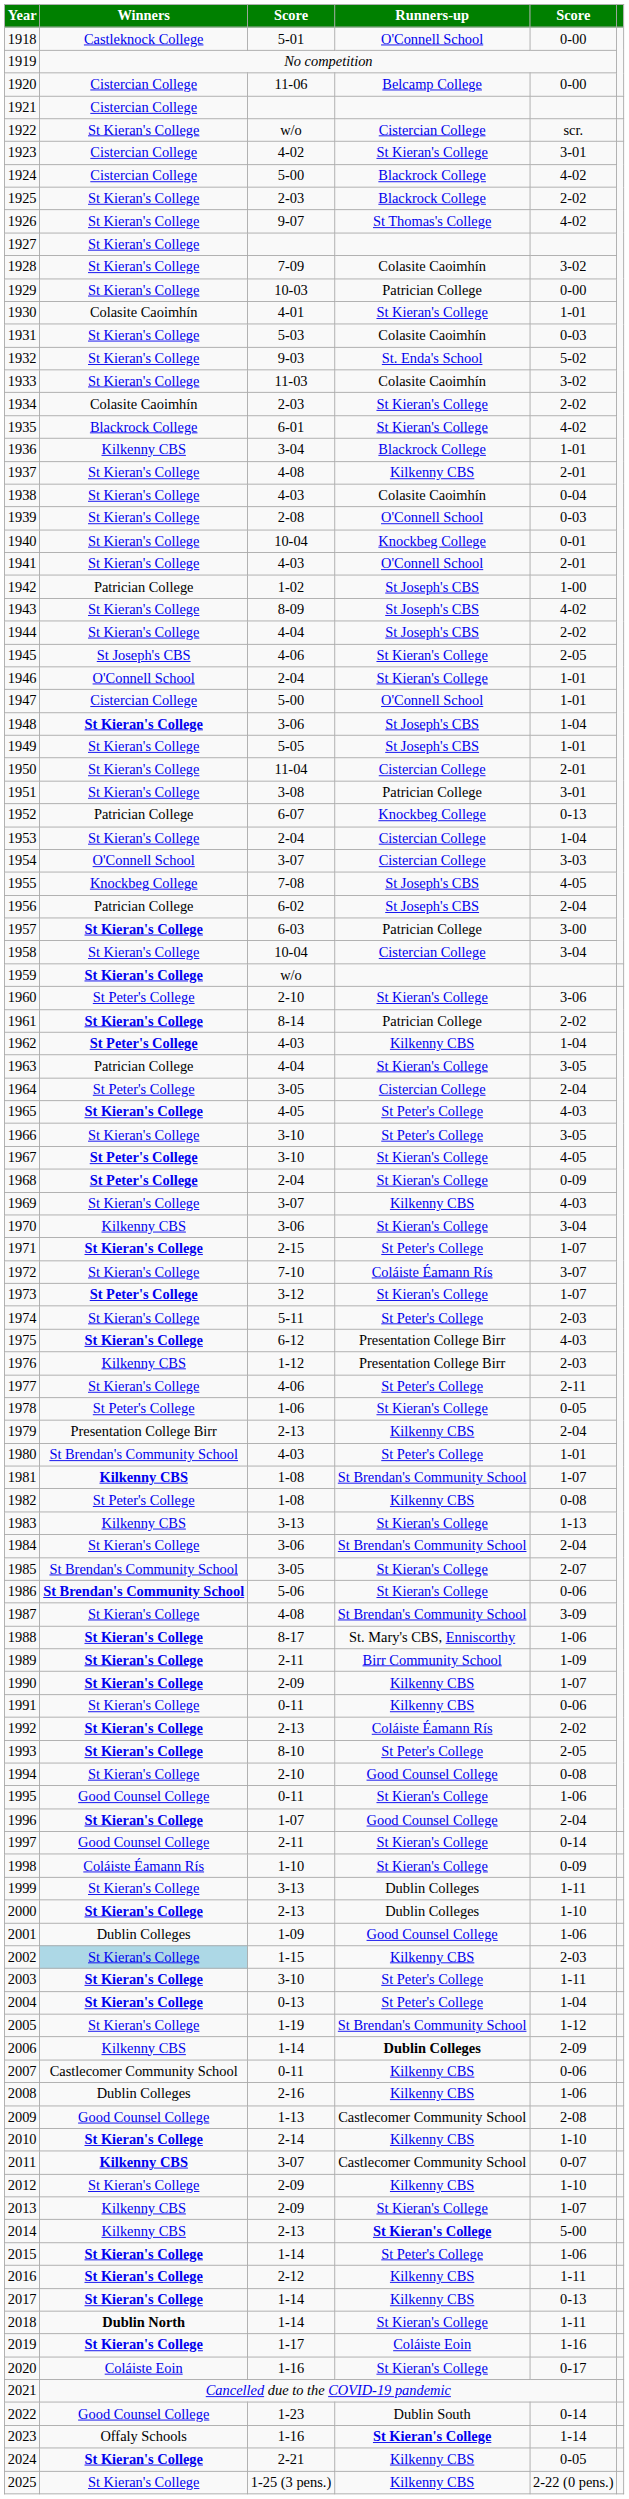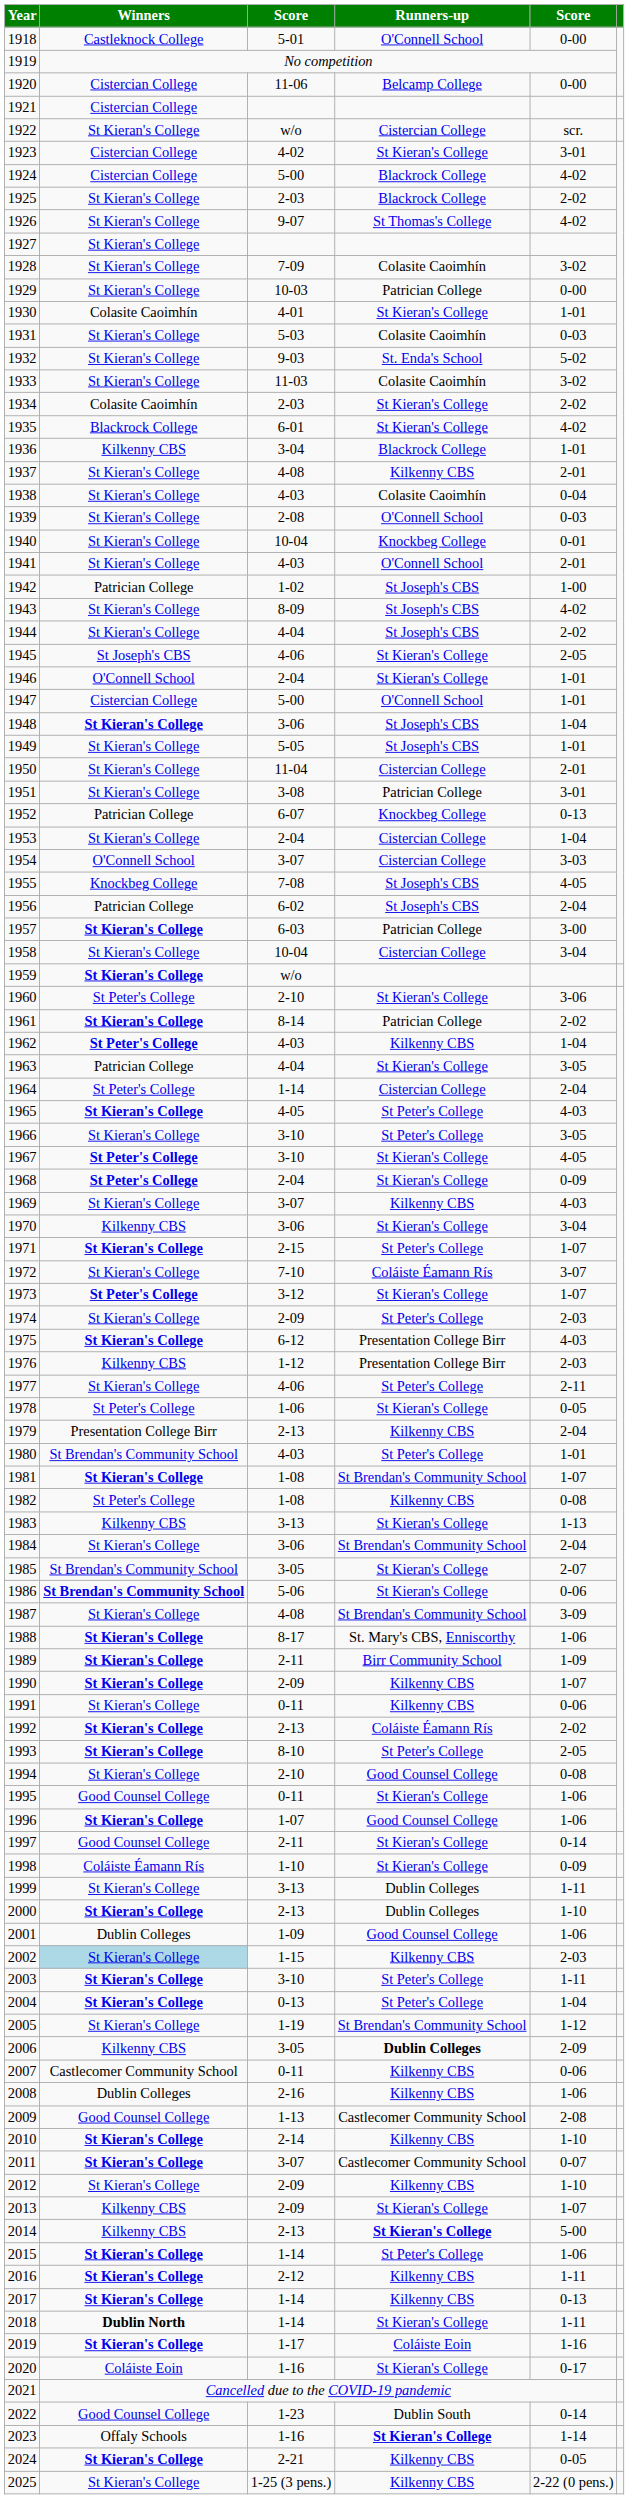(291, 1089) 3-05 -> (291, 1089) 1-14
(291, 1317) 5-11 -> (291, 1317) 2-09
(144, 1477) Kilkenny CBS -> (144, 1477) St Kieran's College
(573, 1820) 2-04 -> (573, 1820) 1-06
(291, 2048) 1-14 -> (291, 2048) 3-05
(144, 2162) Kilkenny CBS -> (144, 2162) St Kieran's College
